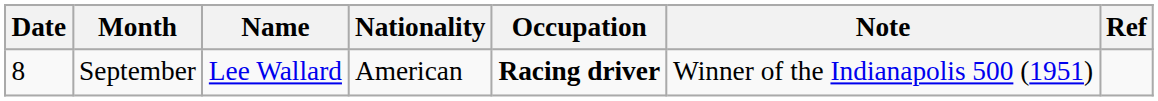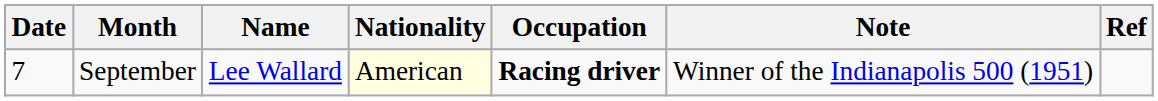(18, 71) 8 -> (18, 71) 7
(409, 71) no background -> (409, 71) lightyellow background
